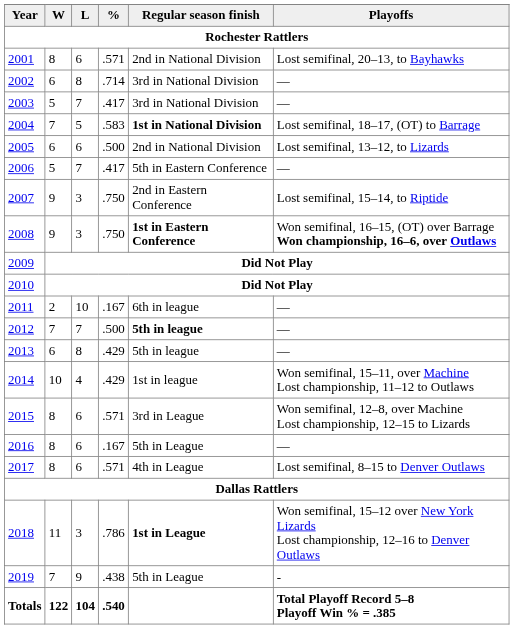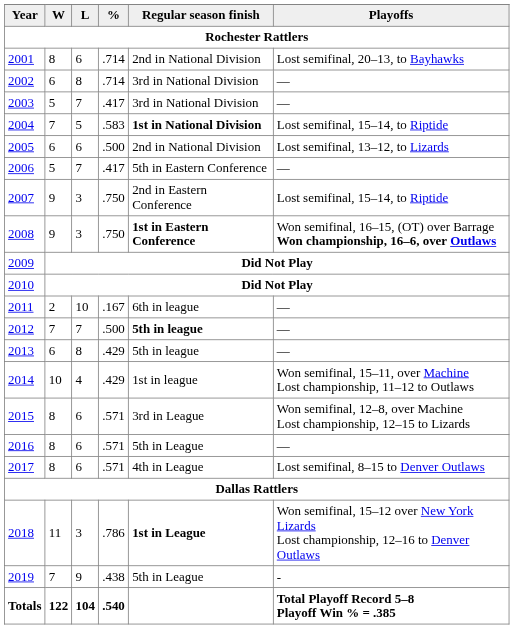(114, 59) .571 -> (114, 59) .714
(378, 124) Lost semifinal, 18–17, (OT) to Barrage -> (362, 124) Lost semifinal, 15–14, to Riptide
(114, 445) .167 -> (114, 445) .571
